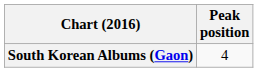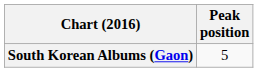(225, 55) 4 -> (225, 55) 5
